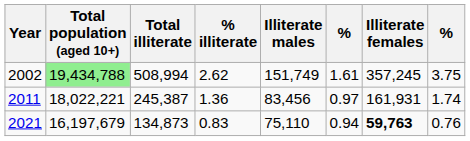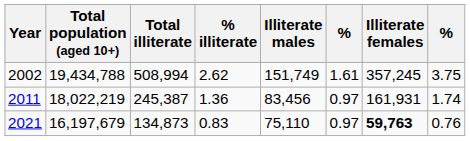(87, 74) lightgreen background -> (87, 74) no background
(87, 98) 18,022,221 -> (87, 98) 18,022,219
(344, 123) 0.94 -> (344, 123) 0.97
